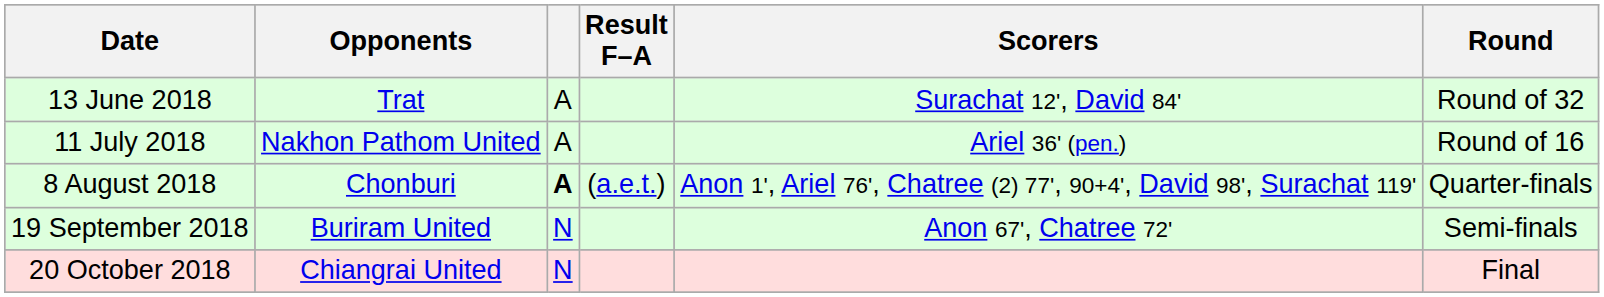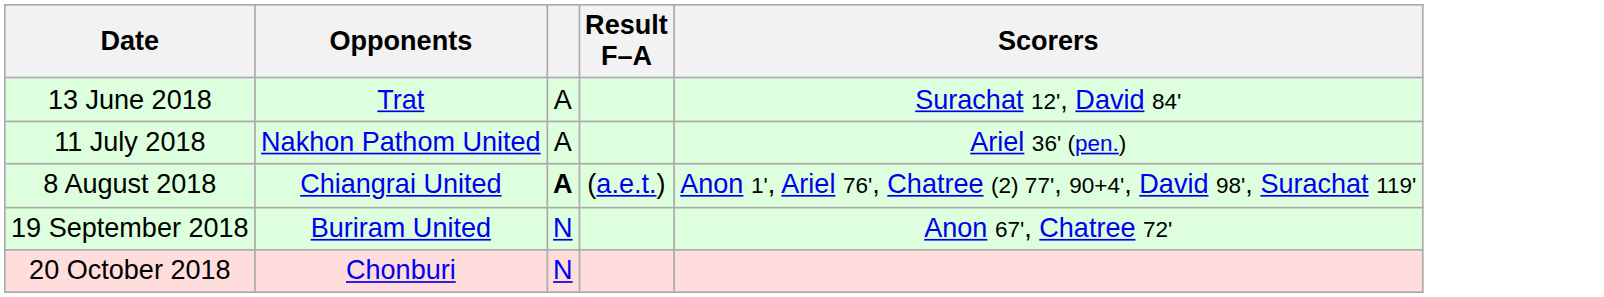- column: (1511, 41)
(401, 185) Chonburi -> (401, 185) Chiangrai United
(401, 270) Chiangrai United -> (401, 270) Chonburi
